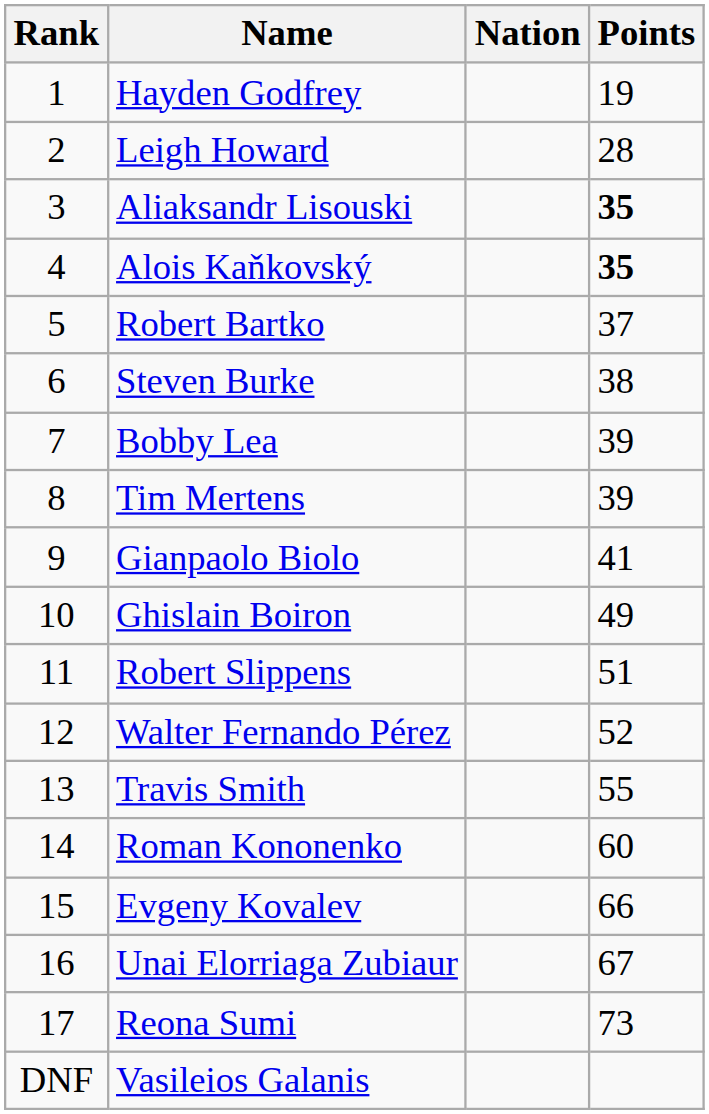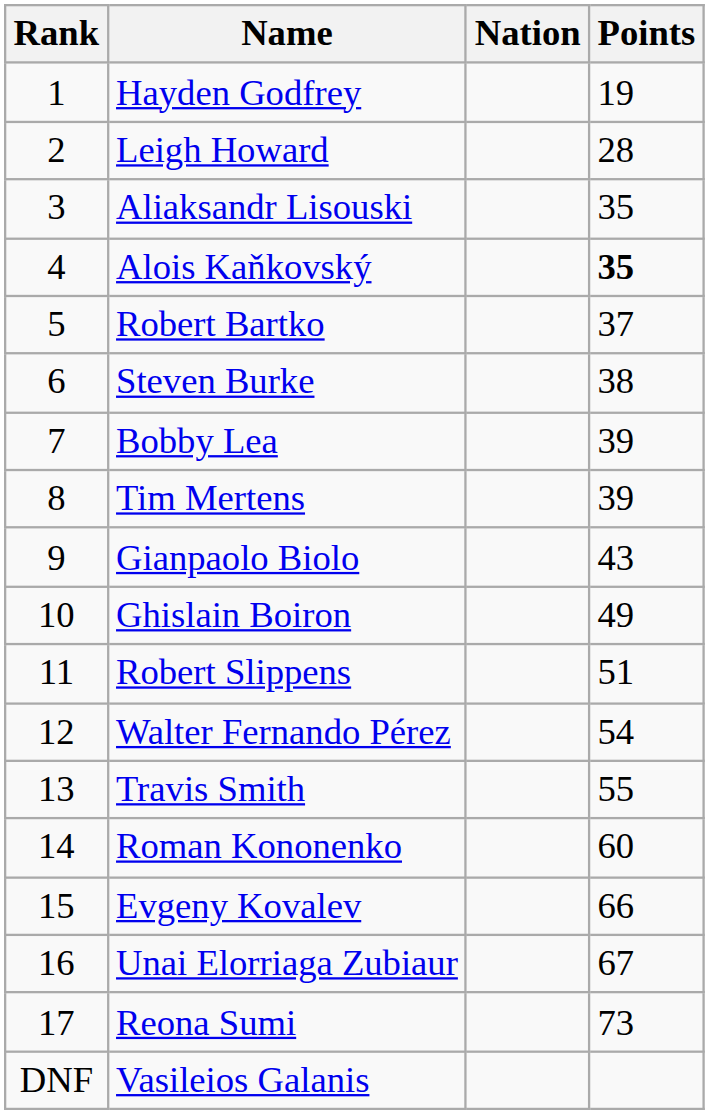(616, 207) bold -> (616, 207) normal
(616, 556) 41 -> (616, 556) 43
(616, 730) 52 -> (616, 730) 54
